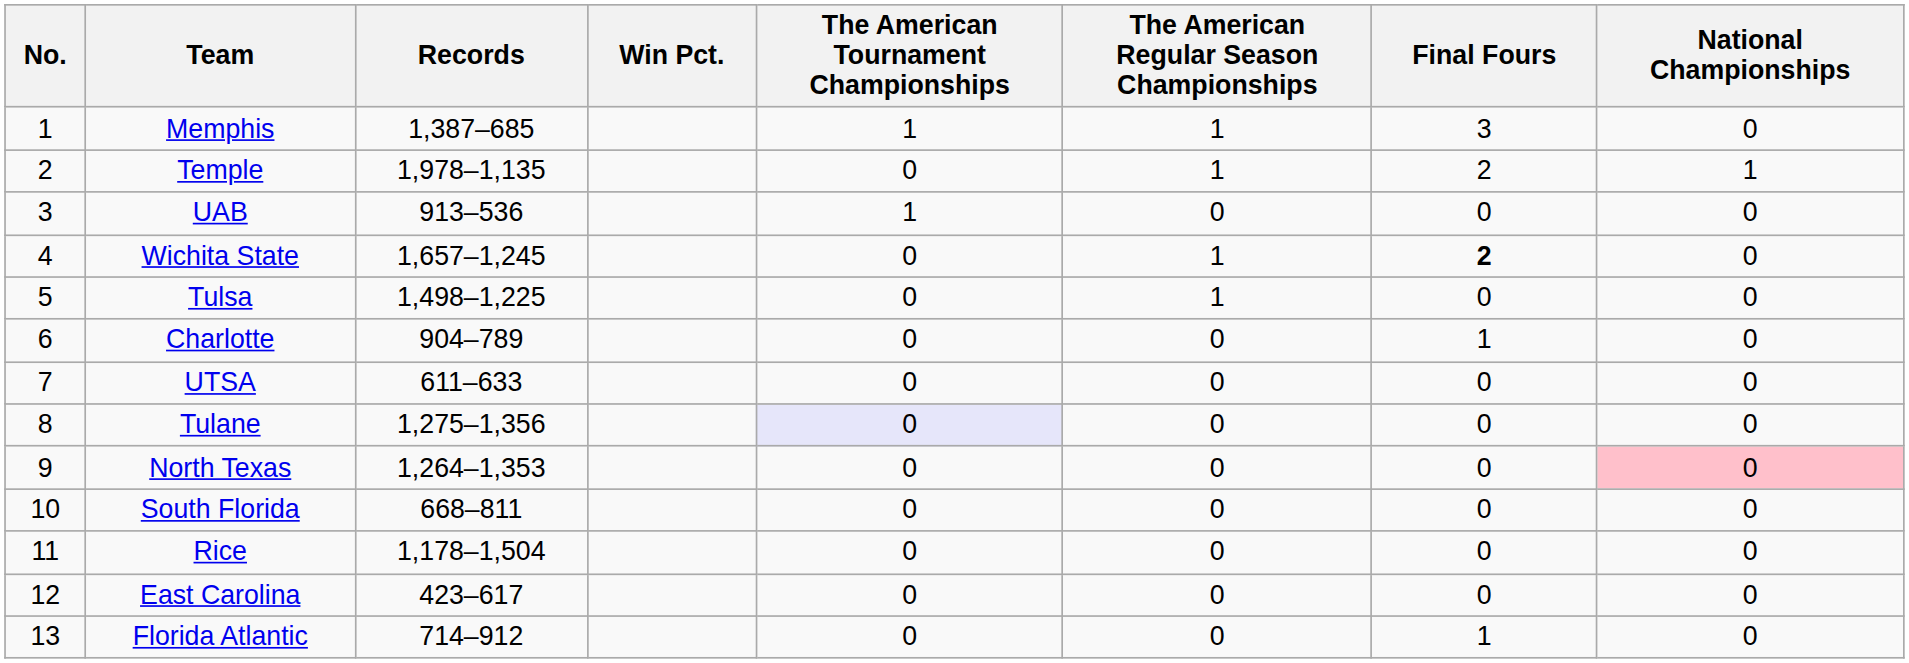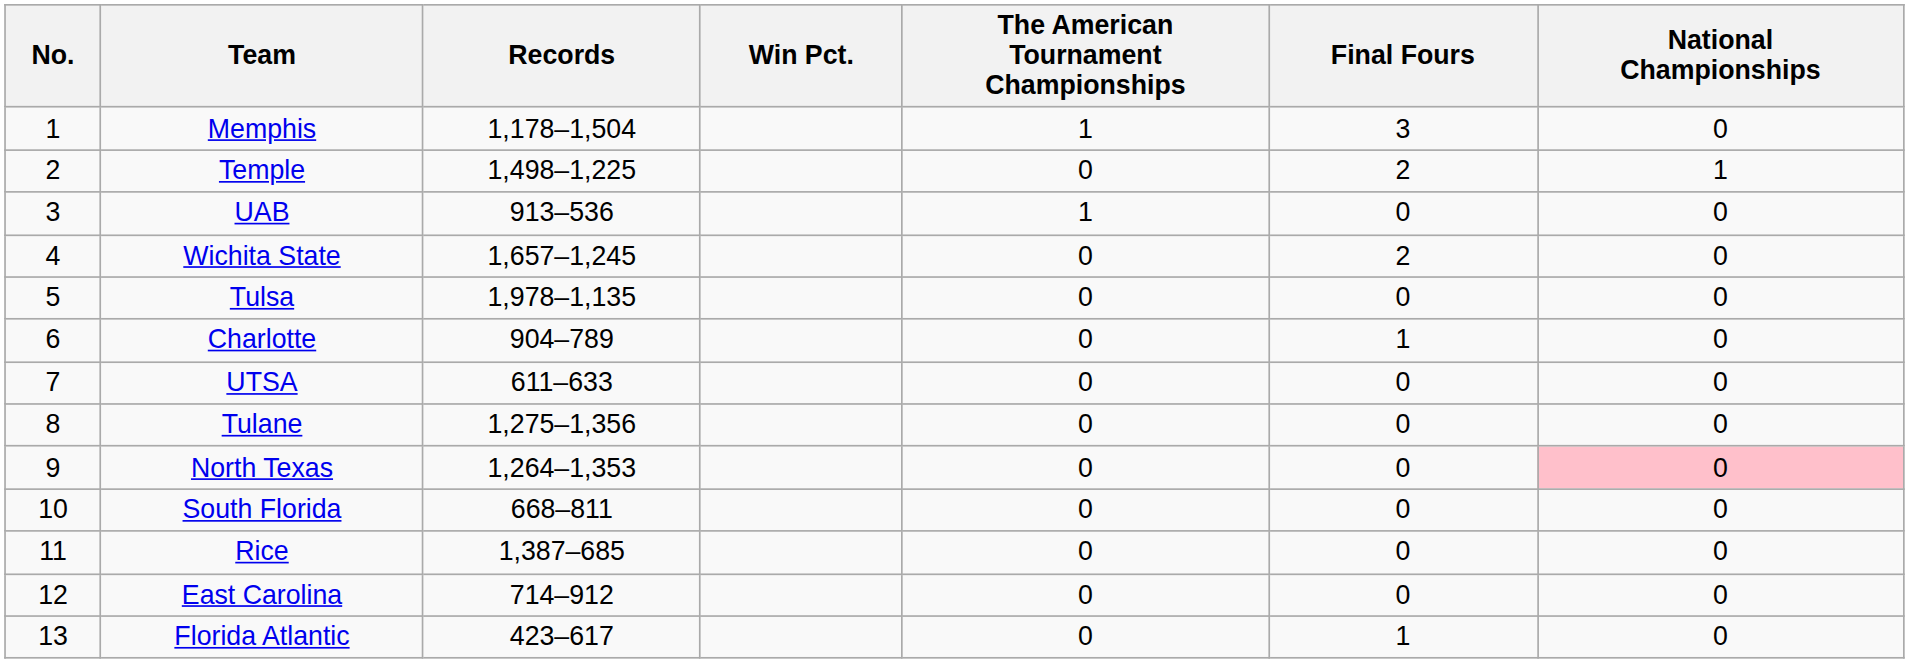- column: (1217, 55)
(471, 128) 1,387–685 -> (562, 128) 1,178–1,504
(471, 170) 1,978–1,135 -> (562, 170) 1,498–1,225
(1484, 255) bold -> (1403, 255) normal
(471, 297) 1,498–1,225 -> (562, 297) 1,978–1,135
(910, 424) lavender background -> (1085, 424) no background
(471, 551) 1,178–1,504 -> (562, 551) 1,387–685
(471, 594) 423–617 -> (562, 594) 714–912
(471, 636) 714–912 -> (562, 636) 423–617
